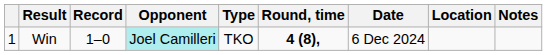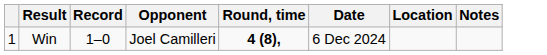- column: (239, 15)
(173, 38) paleturquoise background -> (173, 38) no background
